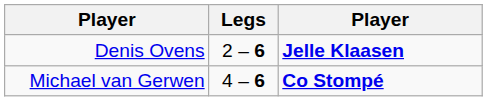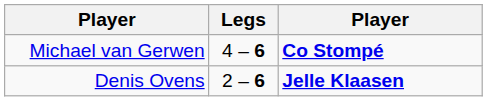rows swapped: (117, 80) <-> (150, 50)
